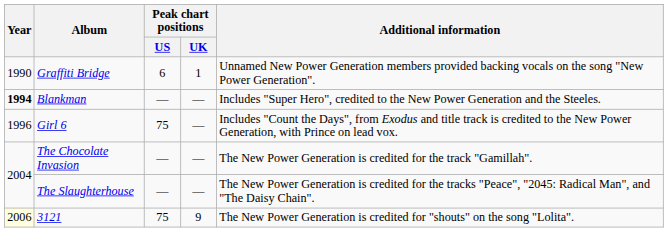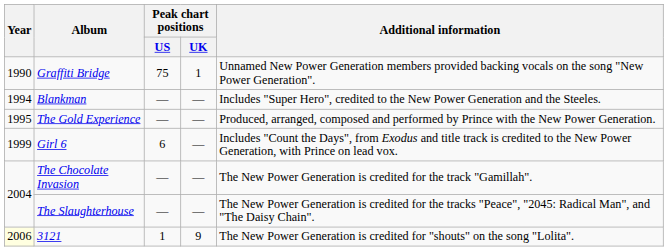(162, 73) 6 -> (162, 73) 75
(19, 99) bold -> (19, 99) normal
+ row: (89, 118)
(19, 125) 1996 -> (19, 144) 1999
(162, 125) 75 -> (162, 144) 6
(162, 217) 75 -> (162, 236) 1
